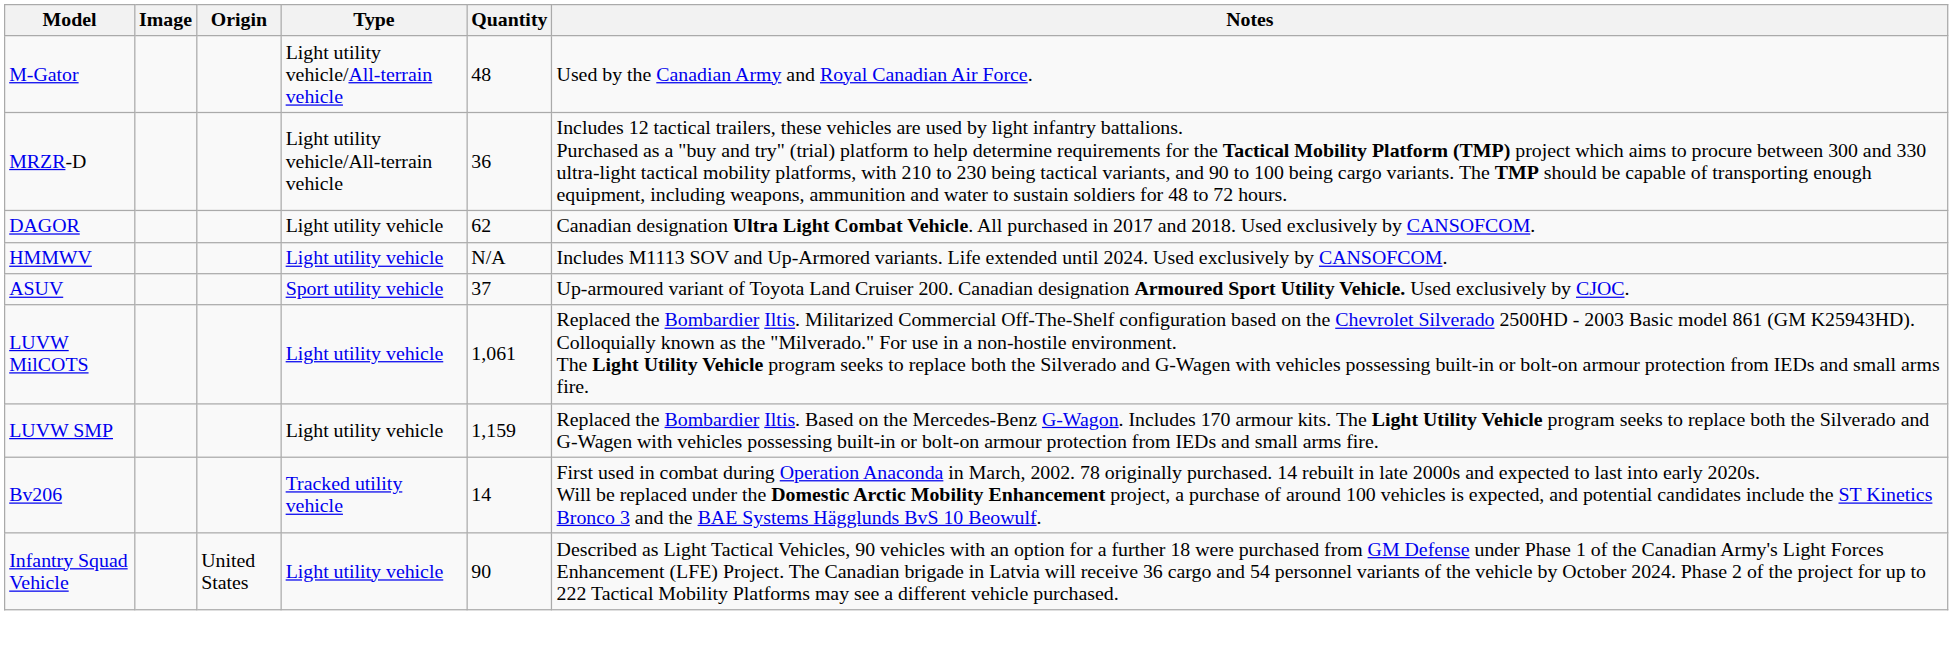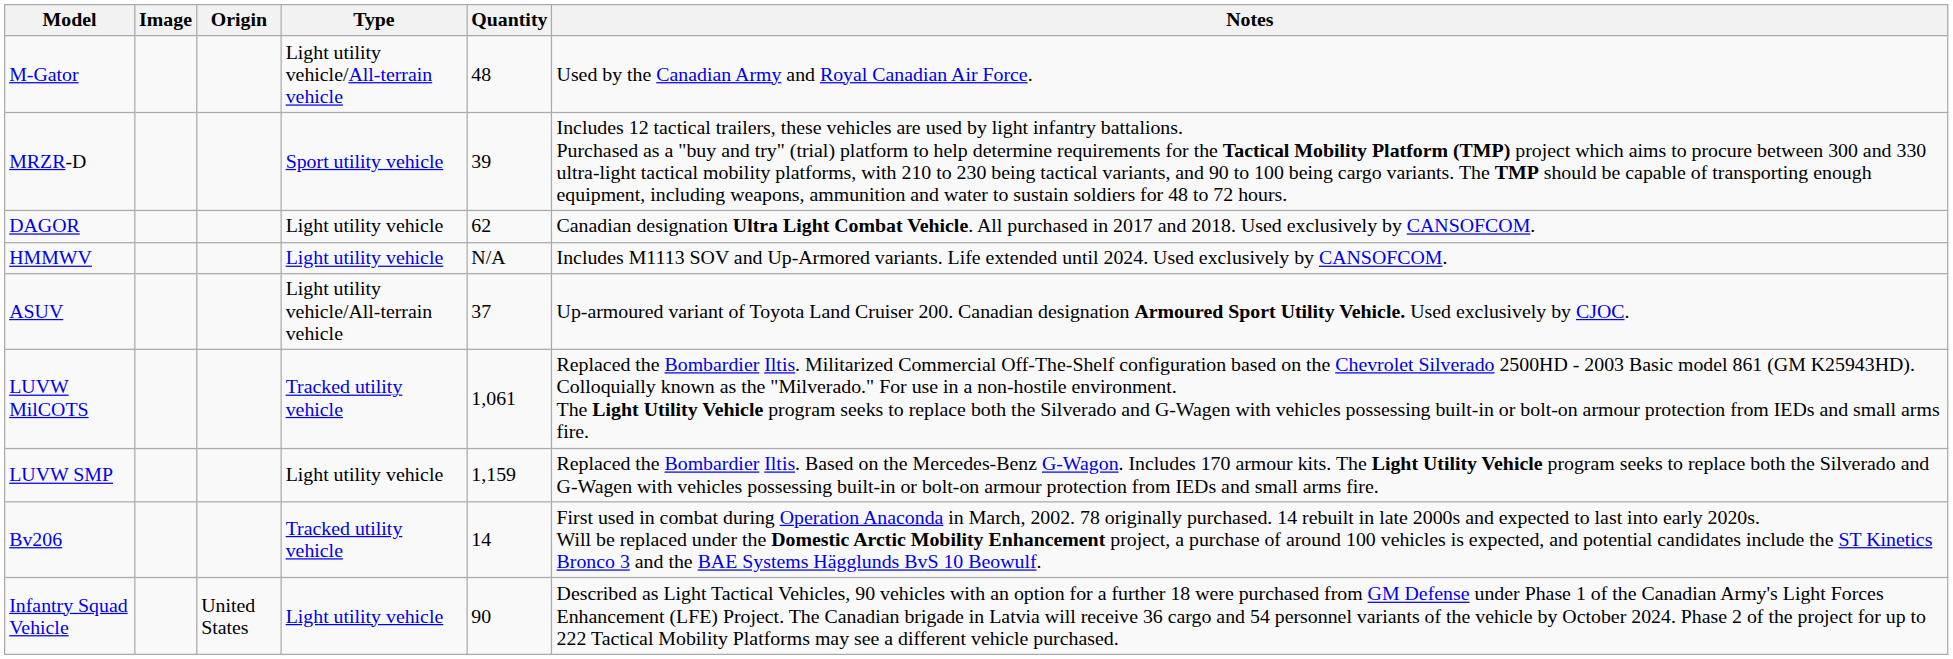(359, 161) Light utility vehicle/All-terrain vehicle -> (364, 161) Sport utility vehicle
(481, 161) 36 -> (481, 161) 39
(364, 289) Sport utility vehicle -> (359, 311) Light utility vehicle/All-terrain vehicle
(364, 354) Light utility vehicle -> (344, 398) Tracked utility vehicle
